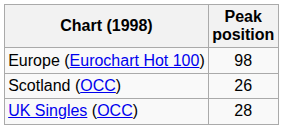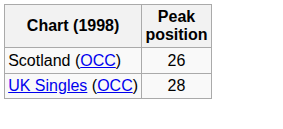- row: (106, 60)
